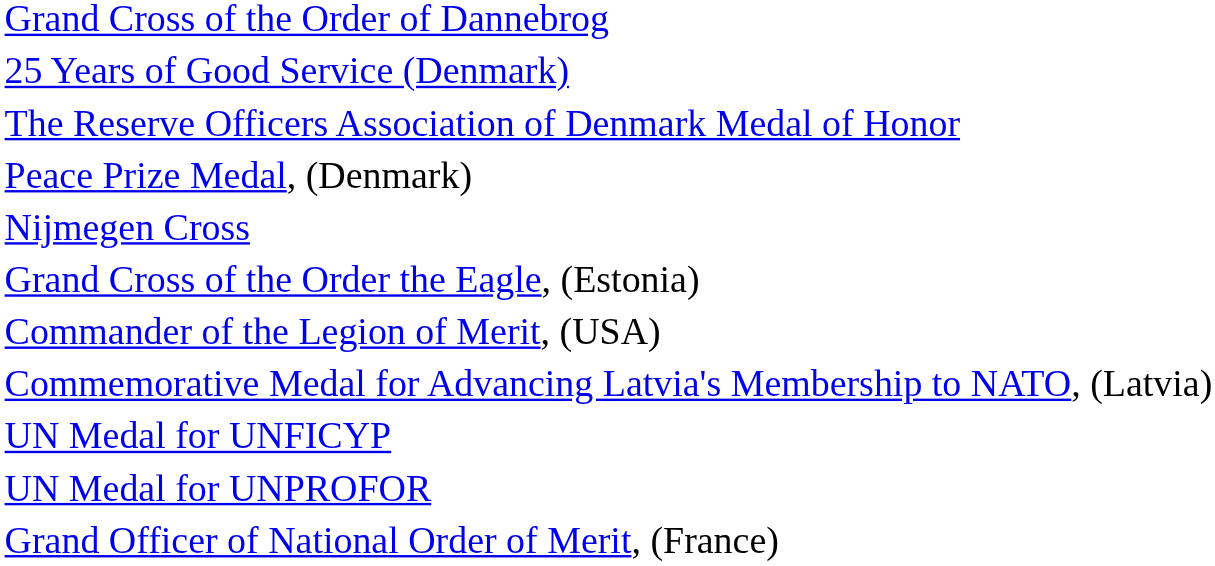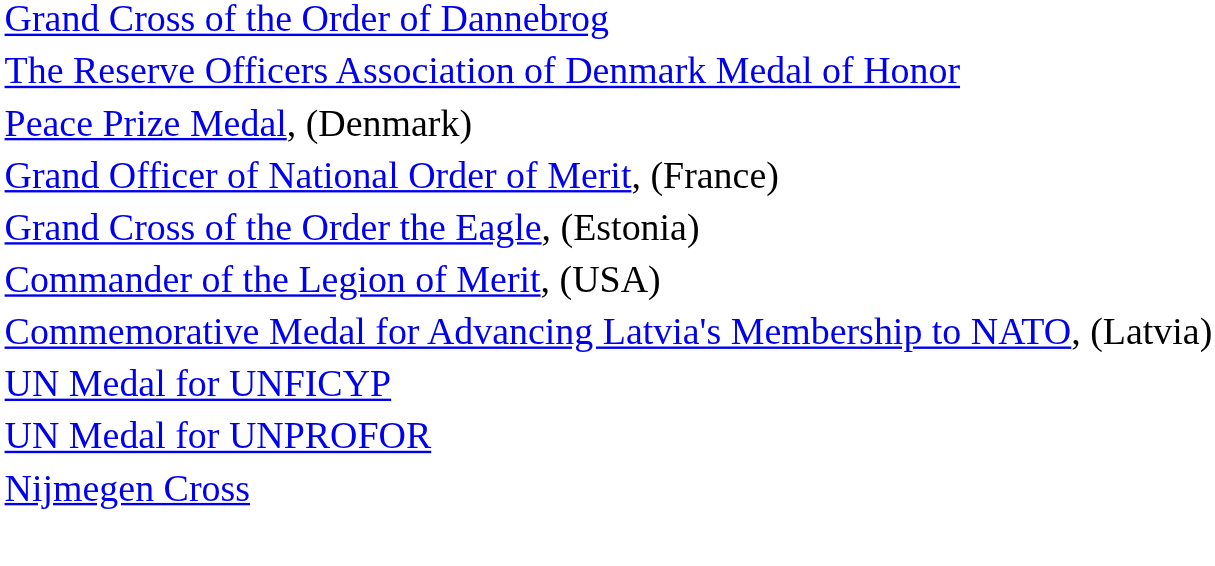- row: (287, 70)
rows swapped: (392, 540) <-> (127, 227)
